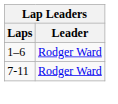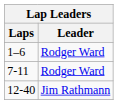+ row: (21, 90)
